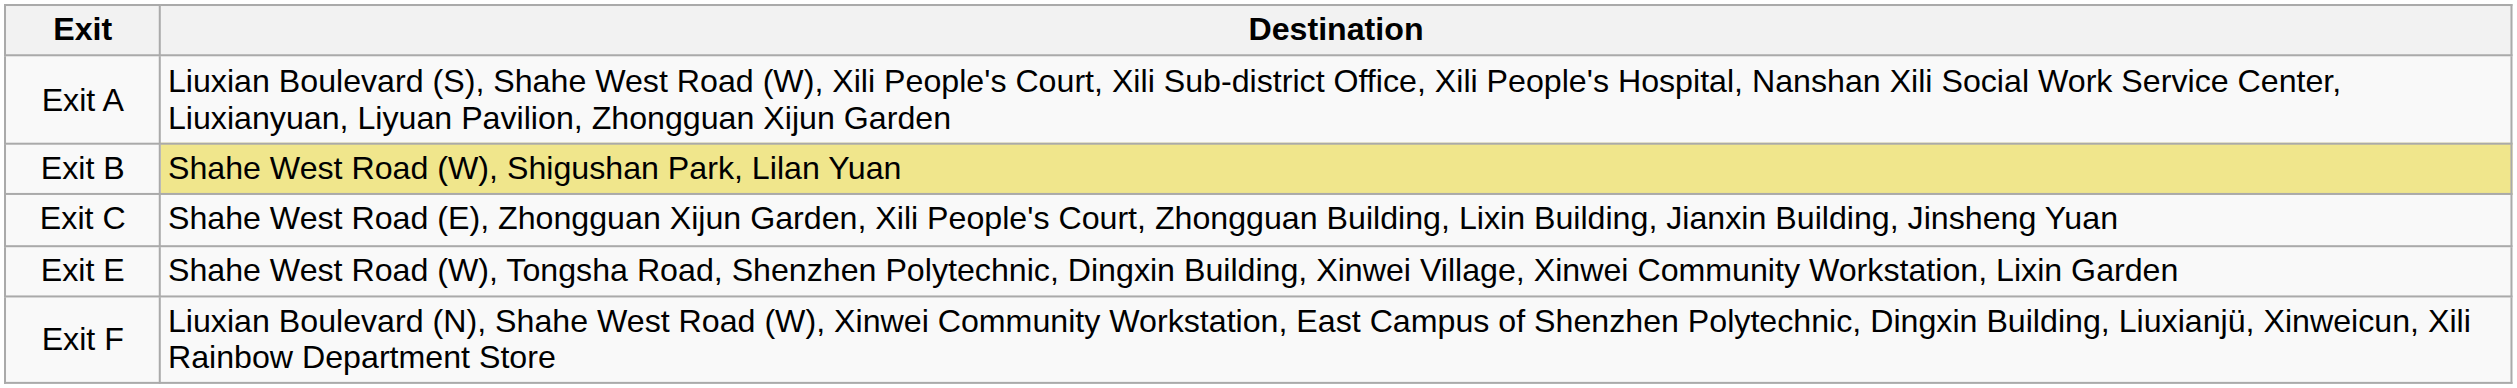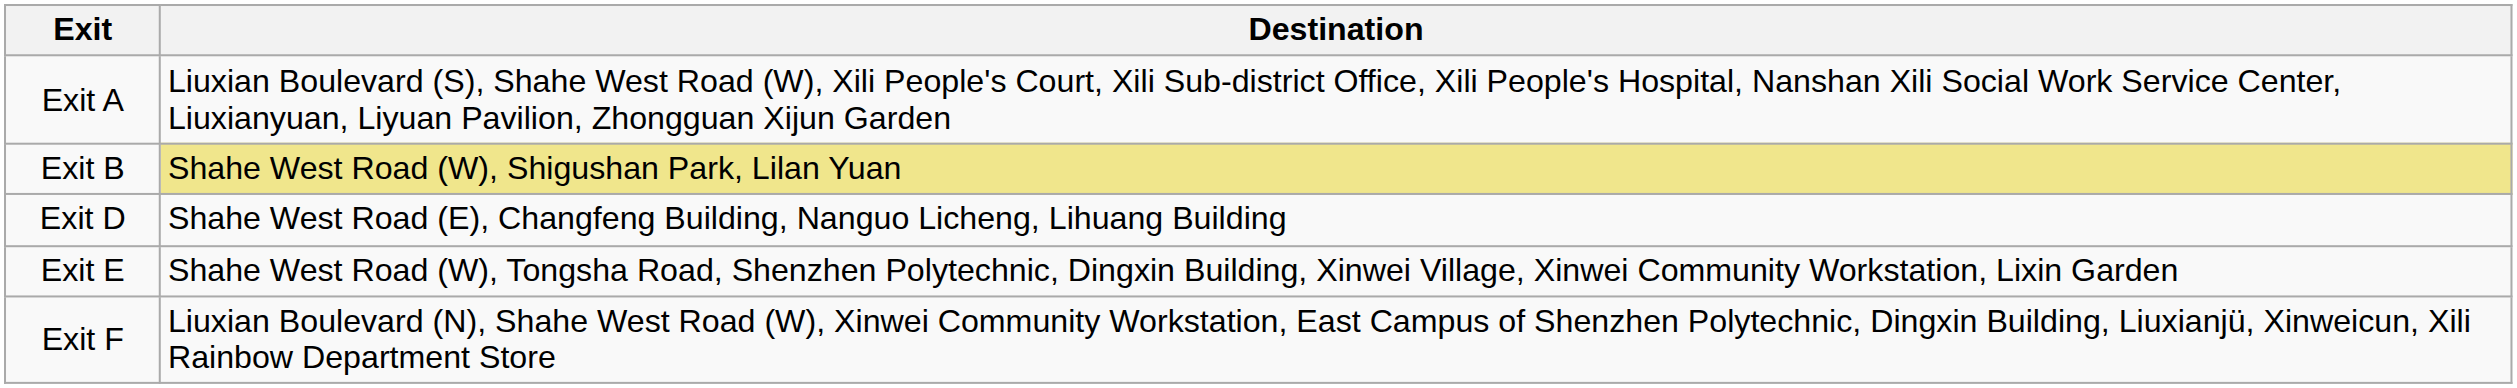- row: (83, 219)
+ row: (83, 219)
